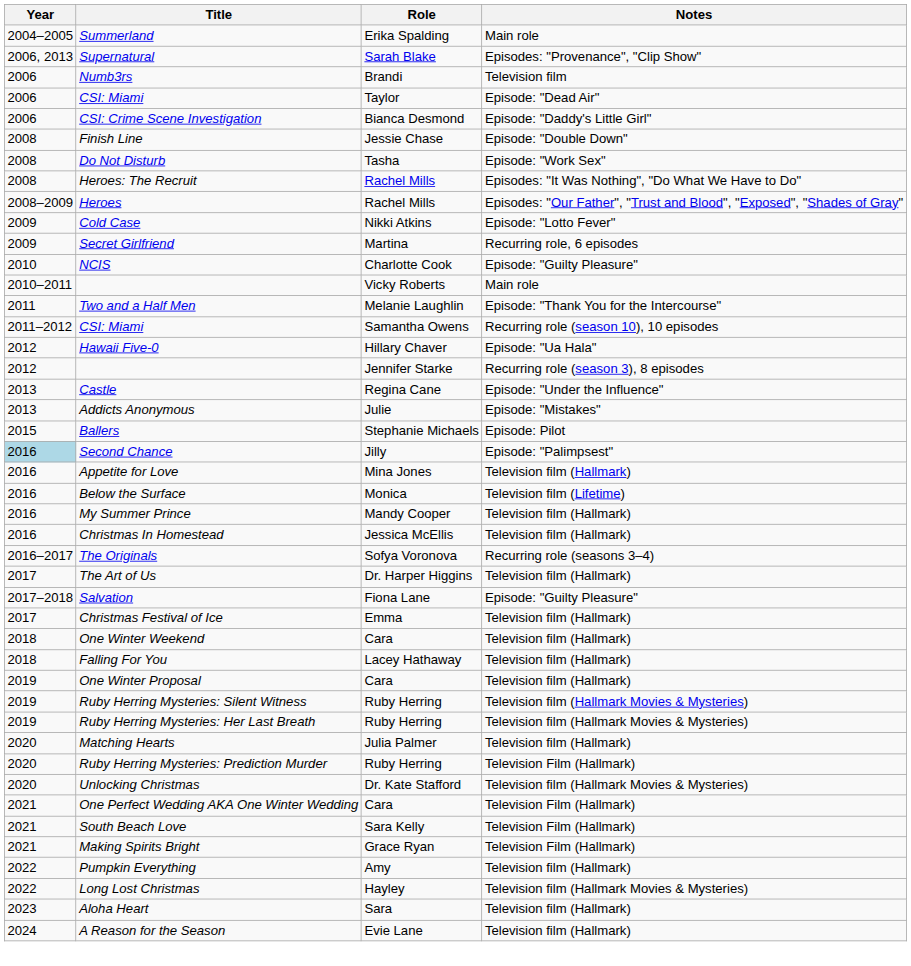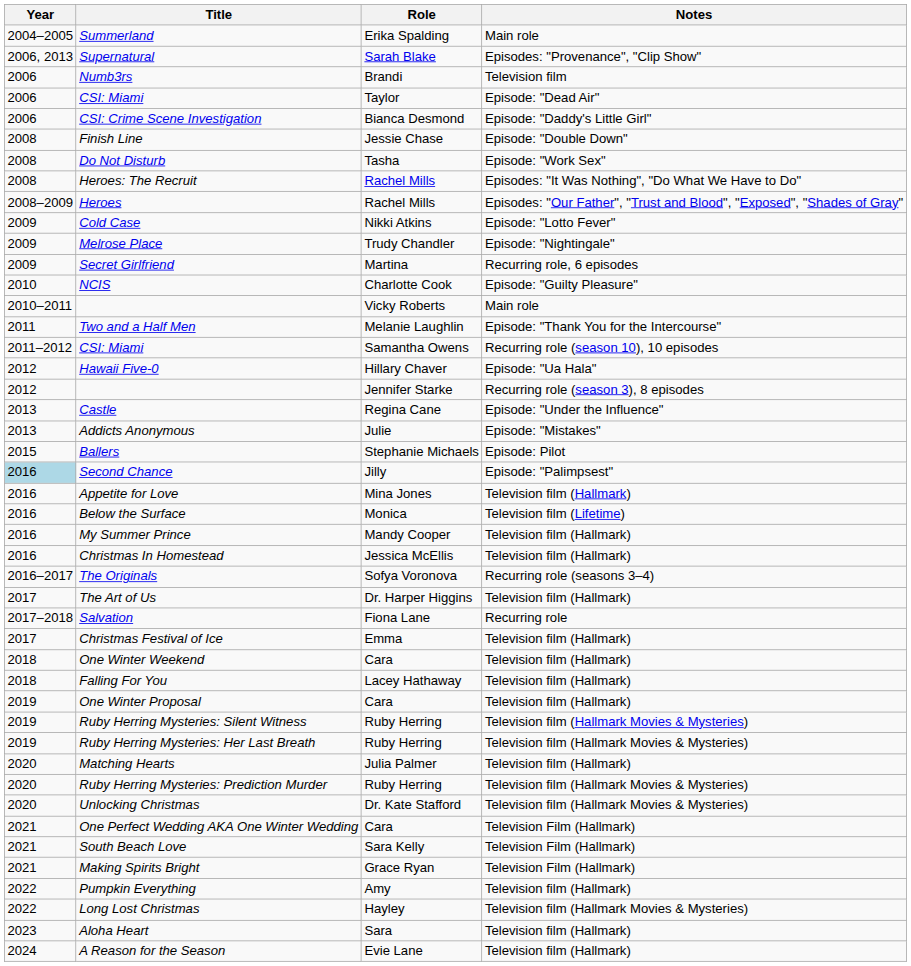+ row: (121, 243)
(561, 597) Episode: "Guilty Pleasure" -> (526, 618) Recurring role
(560, 763) Television Film (Hallmark) -> (617, 784) Television film (Hallmark Movies & Mysteries)
